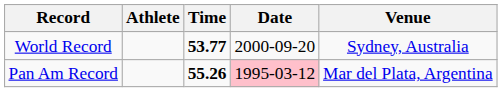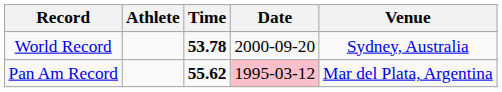(207, 45) 53.77 -> (207, 45) 53.78
(207, 73) 55.26 -> (207, 73) 55.62
